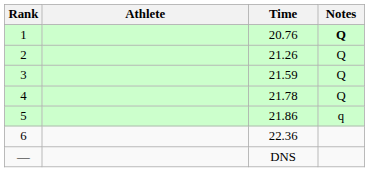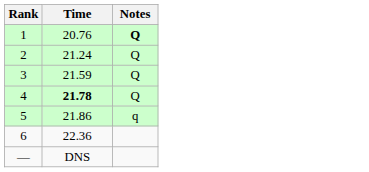- column: (145, 14)
(283, 55) 21.26 -> (77, 55) 21.24
(283, 95) normal -> (77, 95) bold
